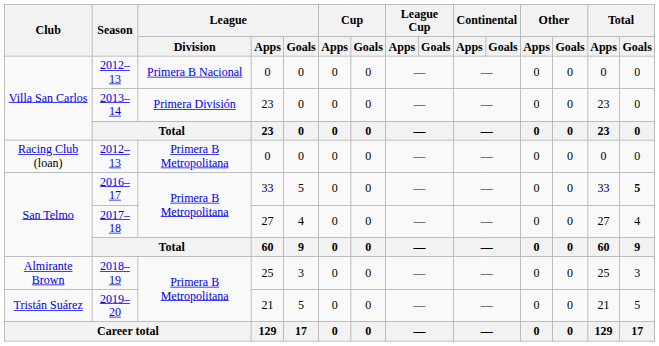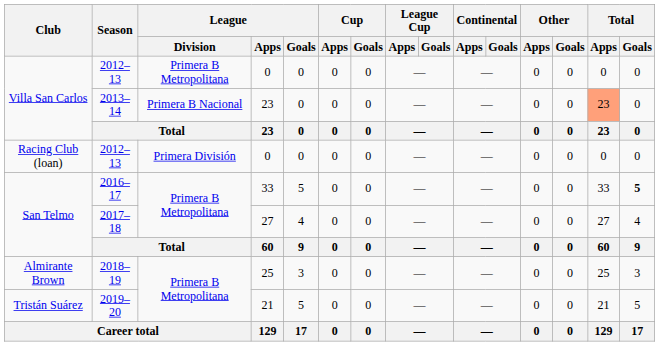(195, 72) Primera B Nacional -> (195, 72) Primera B Metropolitana
(195, 104) Primera División -> (195, 104) Primera B Nacional
(604, 104) no background -> (604, 104) lightsalmon background
(195, 156) Primera B Metropolitana -> (195, 156) Primera División
